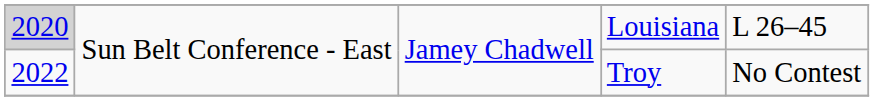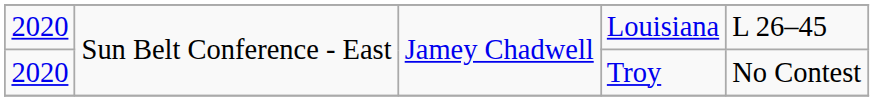(40, 27) lightgrey background -> (40, 27) no background
(40, 72) 2022 -> (40, 72) 2020
